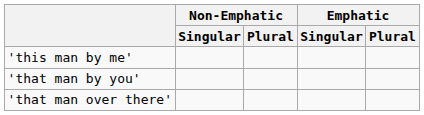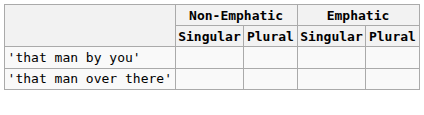- row: (70, 57)
